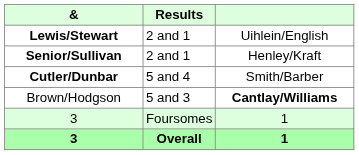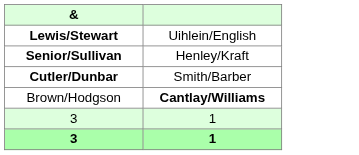- column: (179, 14)
